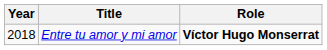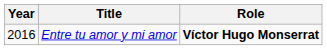(21, 34) 2018 -> (21, 34) 2016
